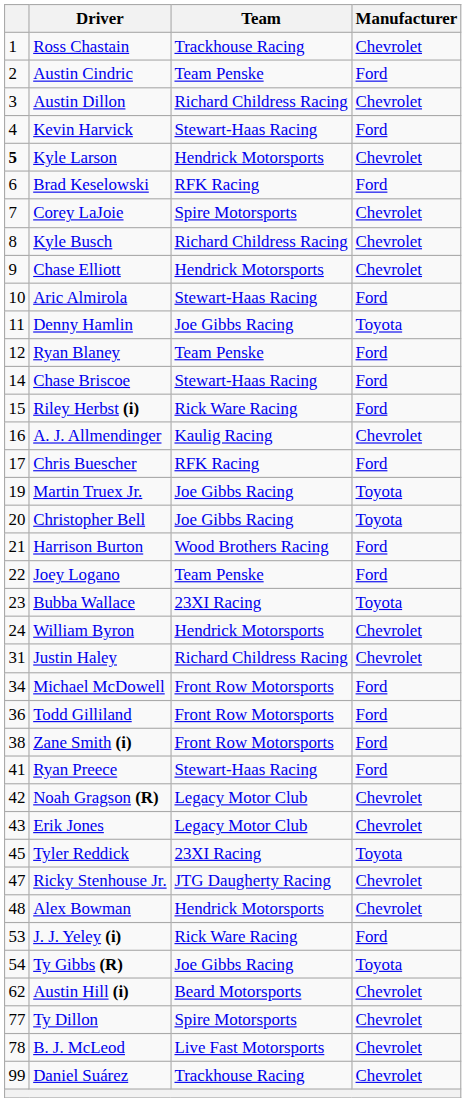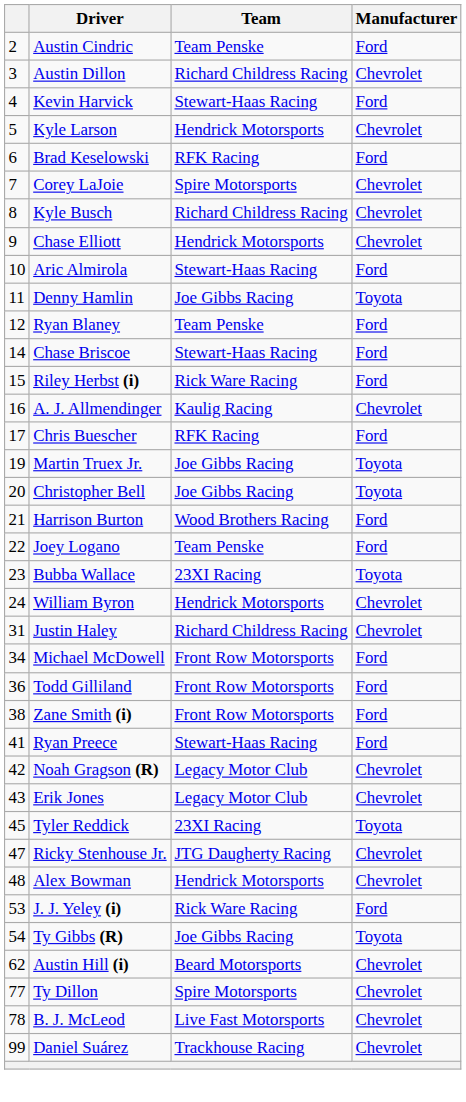- row: (81, 46)
(13, 157) bold -> (13, 129) normal
